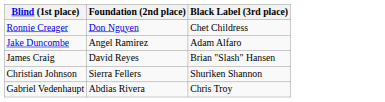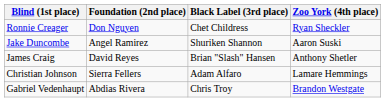+ column: (335, 12)
(216, 43) Adam Alfaro -> (226, 43) Shuriken Shannon
(226, 74) Shuriken Shannon -> (216, 74) Adam Alfaro
